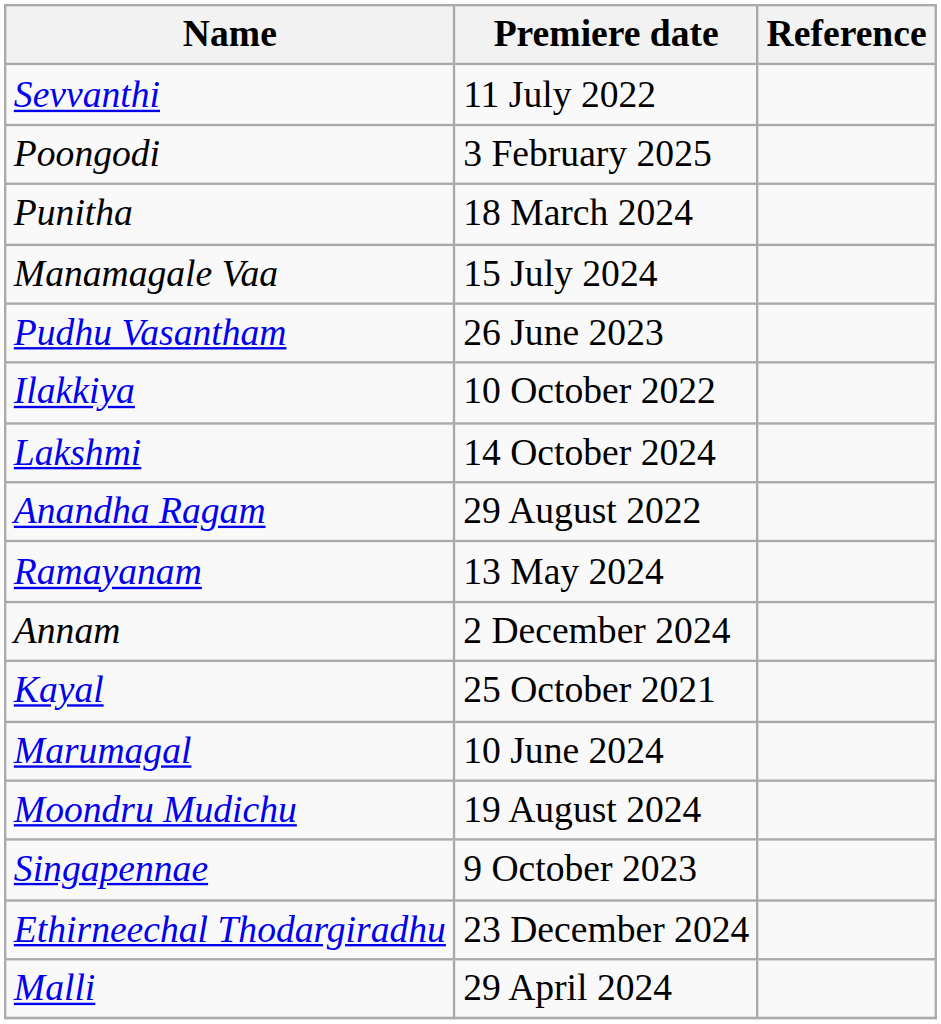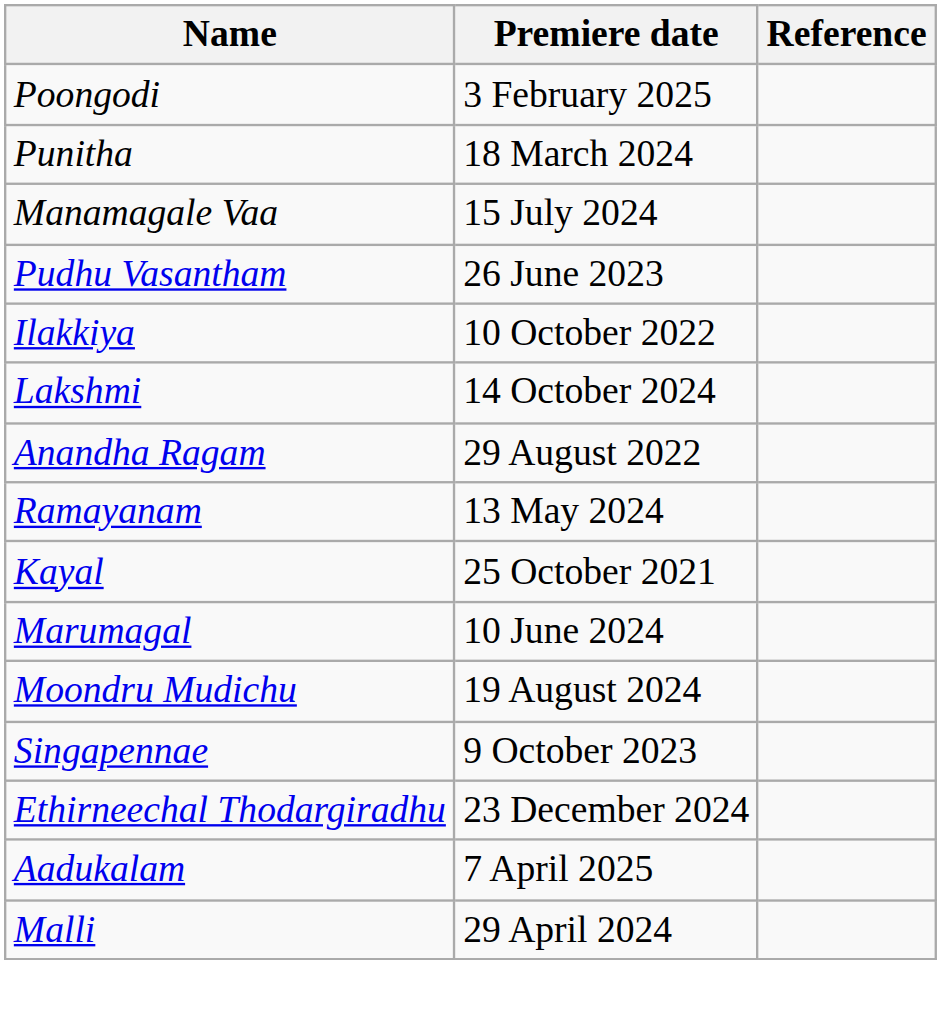- row: (87, 93)
- row: (67, 630)
+ row: (99, 869)
